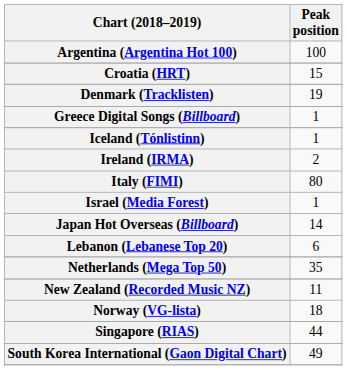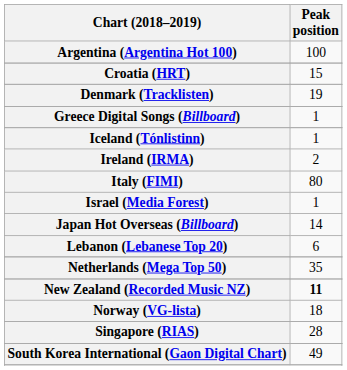(316, 289) normal -> (316, 289) bold
(316, 332) 44 -> (316, 332) 28
